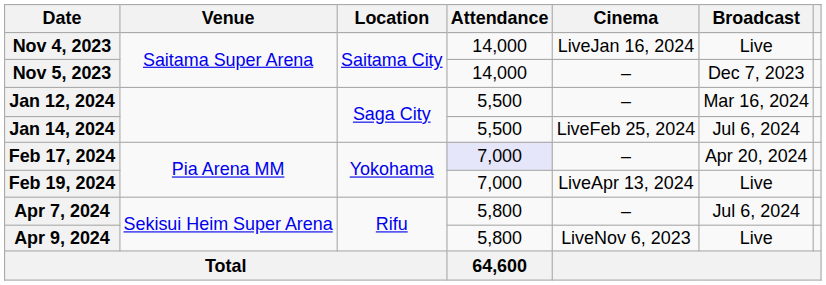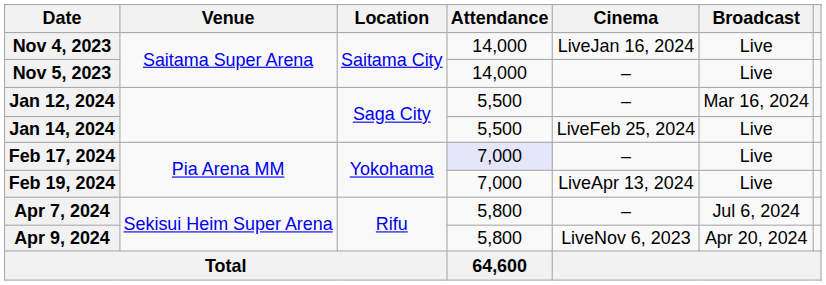(756, 73) Dec 7, 2023 -> (756, 73) Live
(756, 129) Jul 6, 2024 -> (756, 129) Live
(756, 156) Apr 20, 2024 -> (756, 156) Live
(756, 238) Live -> (756, 238) Apr 20, 2024
